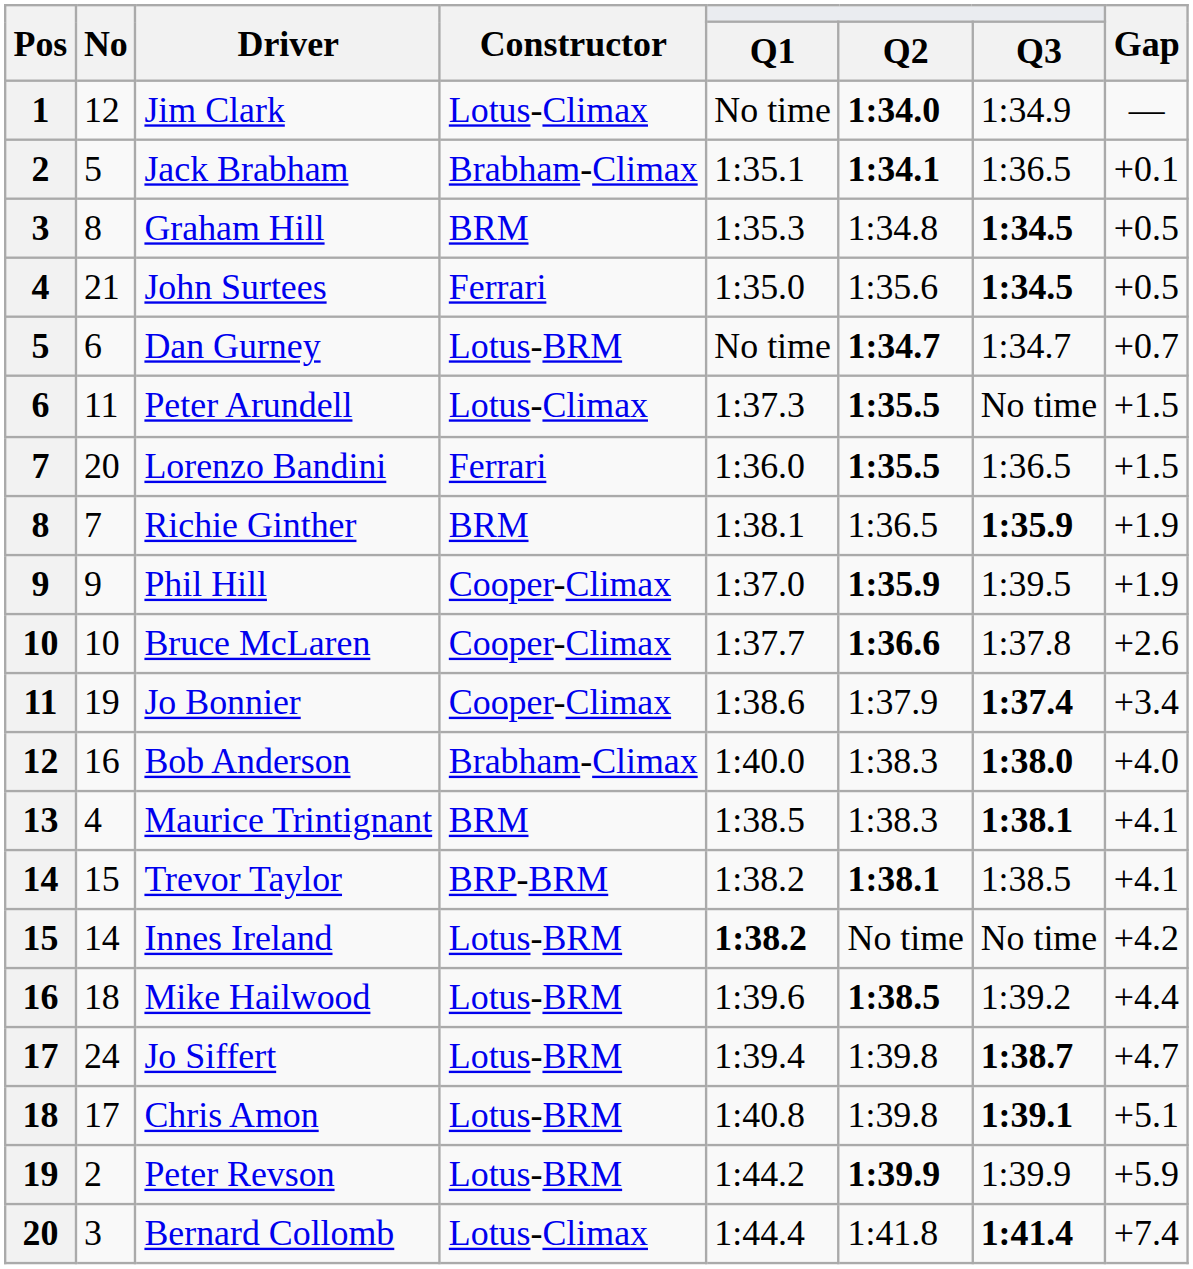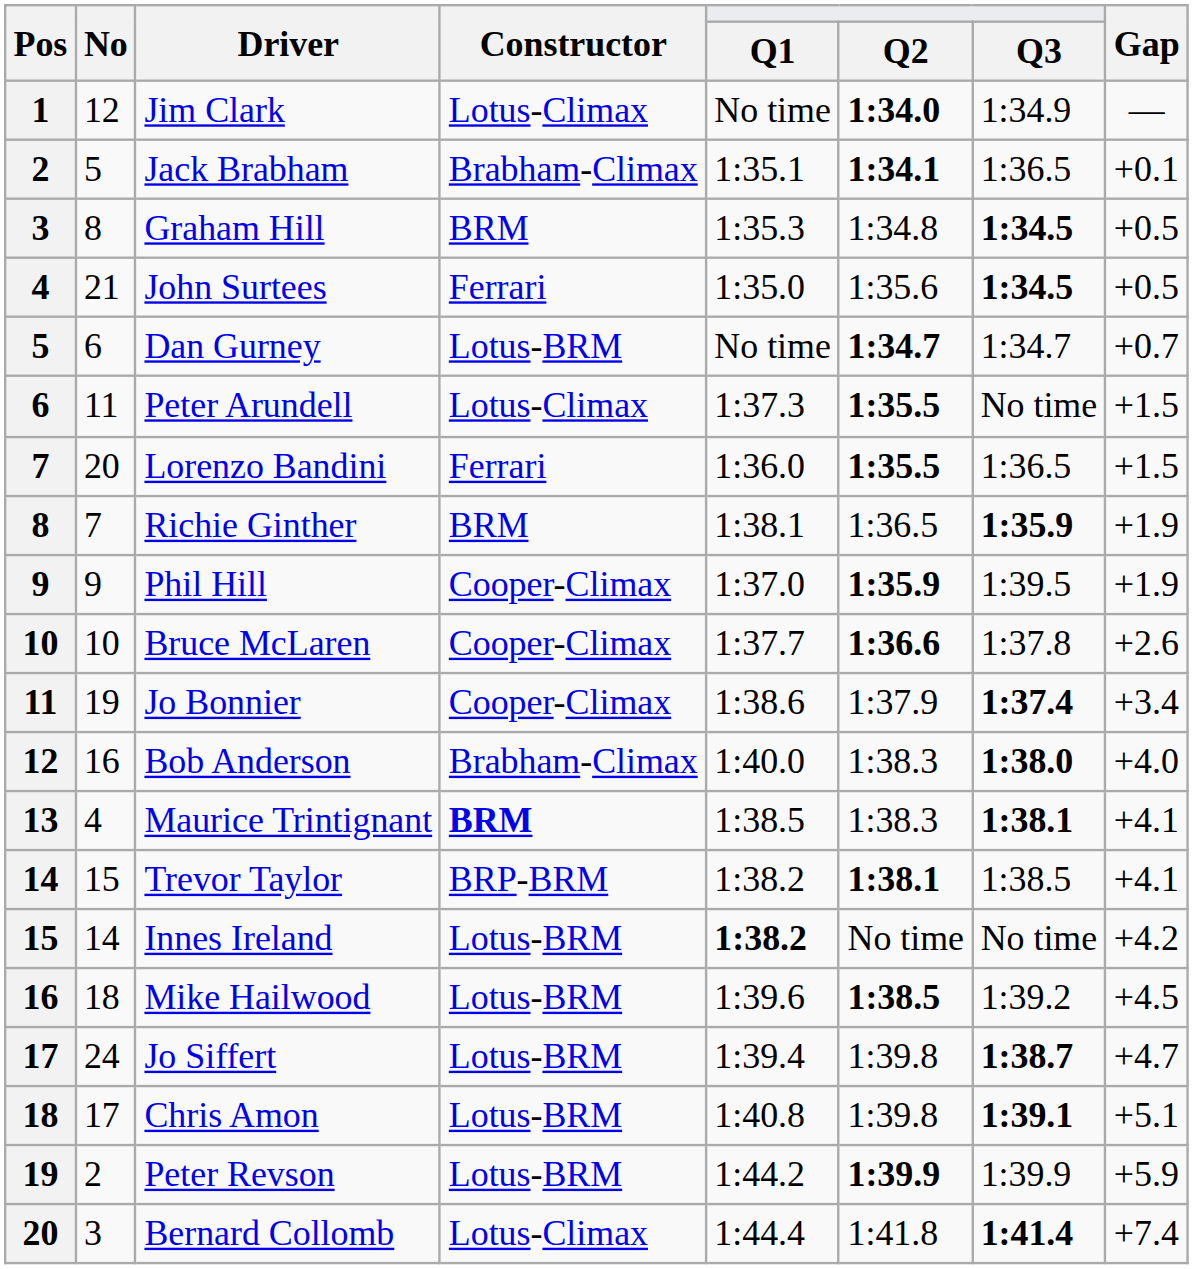(489, 819) normal -> (491, 819) bold
(1146, 997) +4.4 -> (1146, 997) +4.5
